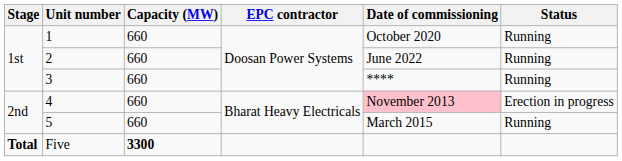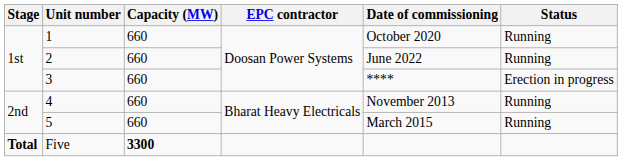(528, 79) Running -> (559, 79) Erection in progress
(411, 101) pink background -> (411, 101) no background
(559, 101) Erection in progress -> (528, 101) Running
